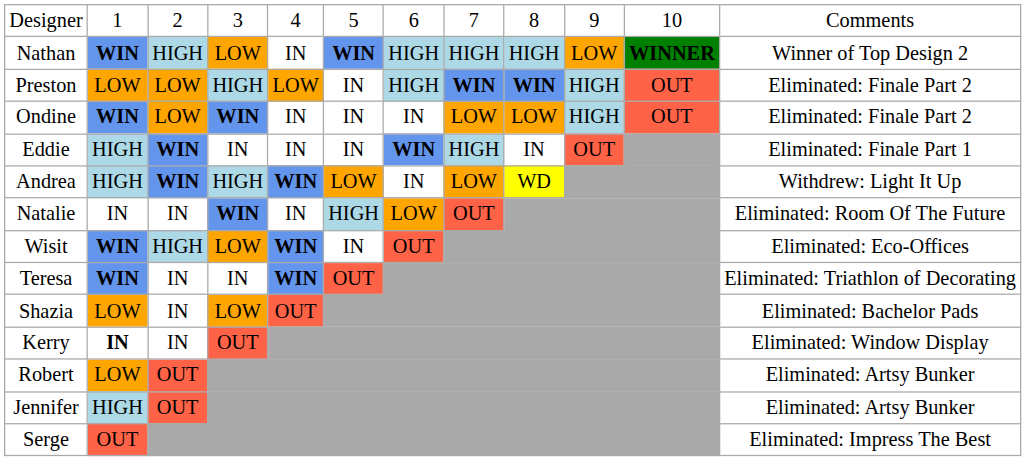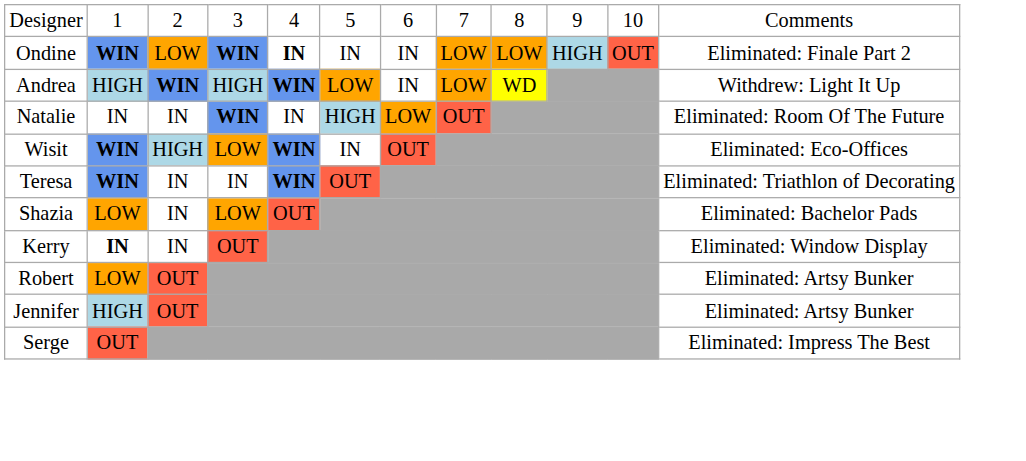- row: (46, 52)
- row: (46, 85)
(296, 117) normal -> (294, 52) bold
- row: (46, 149)
